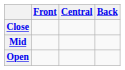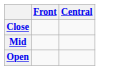- column: (107, 12)
